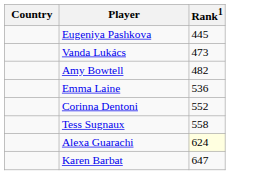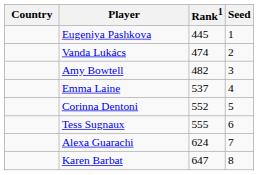+ column: (239, 15)
(200, 52) 473 -> (200, 52) 474
(200, 88) 536 -> (200, 88) 537
(200, 124) 558 -> (200, 124) 555
(200, 142) lightyellow background -> (200, 142) no background
